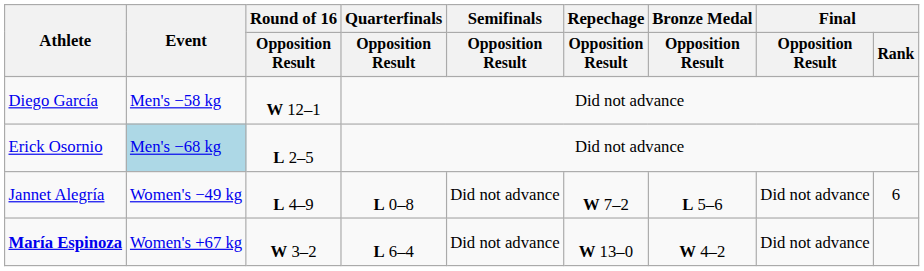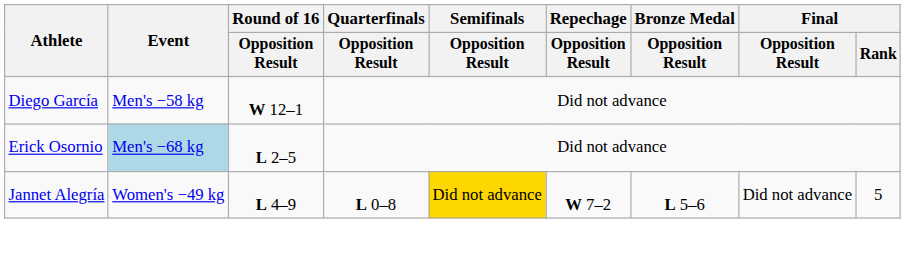(505, 195) no background -> (487, 195) gold background
(896, 195) 6 -> (878, 195) 5
- row: (65, 242)
